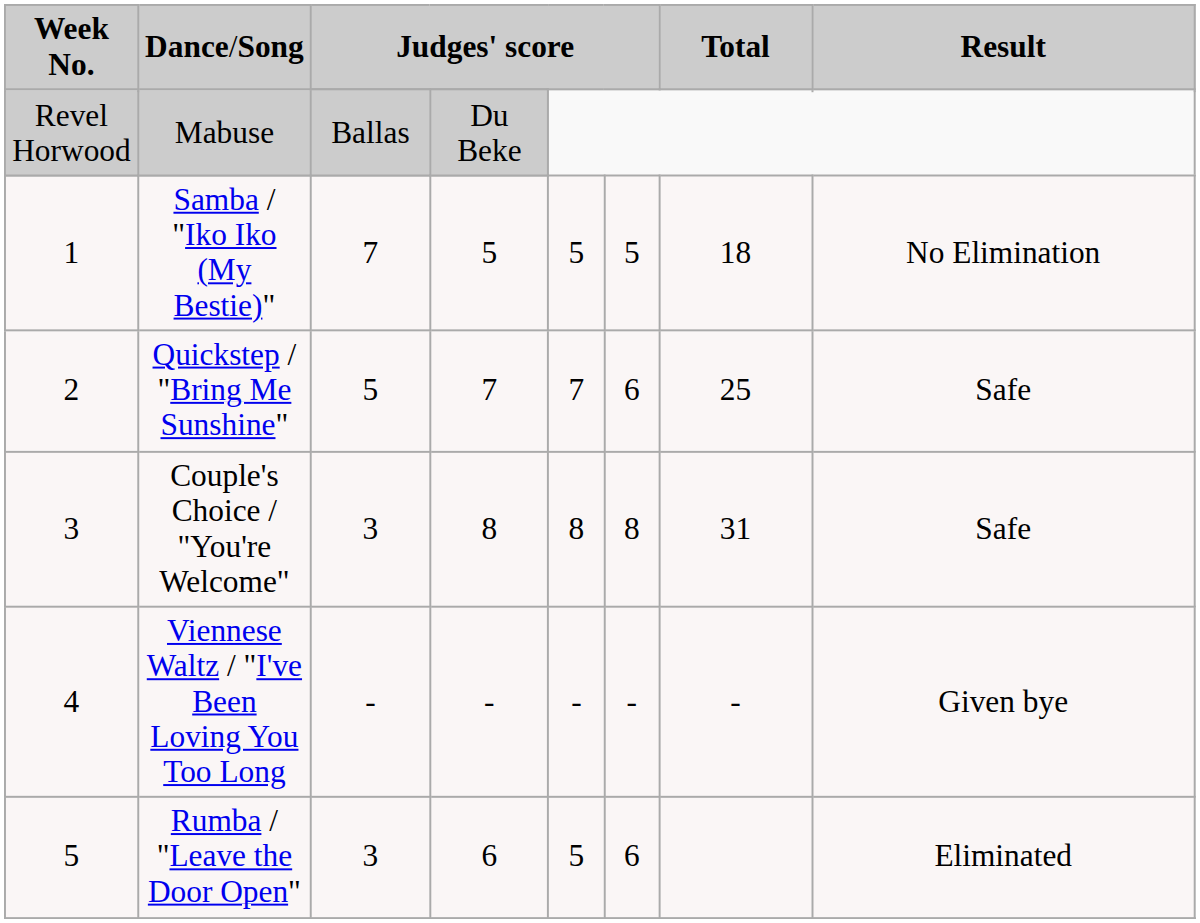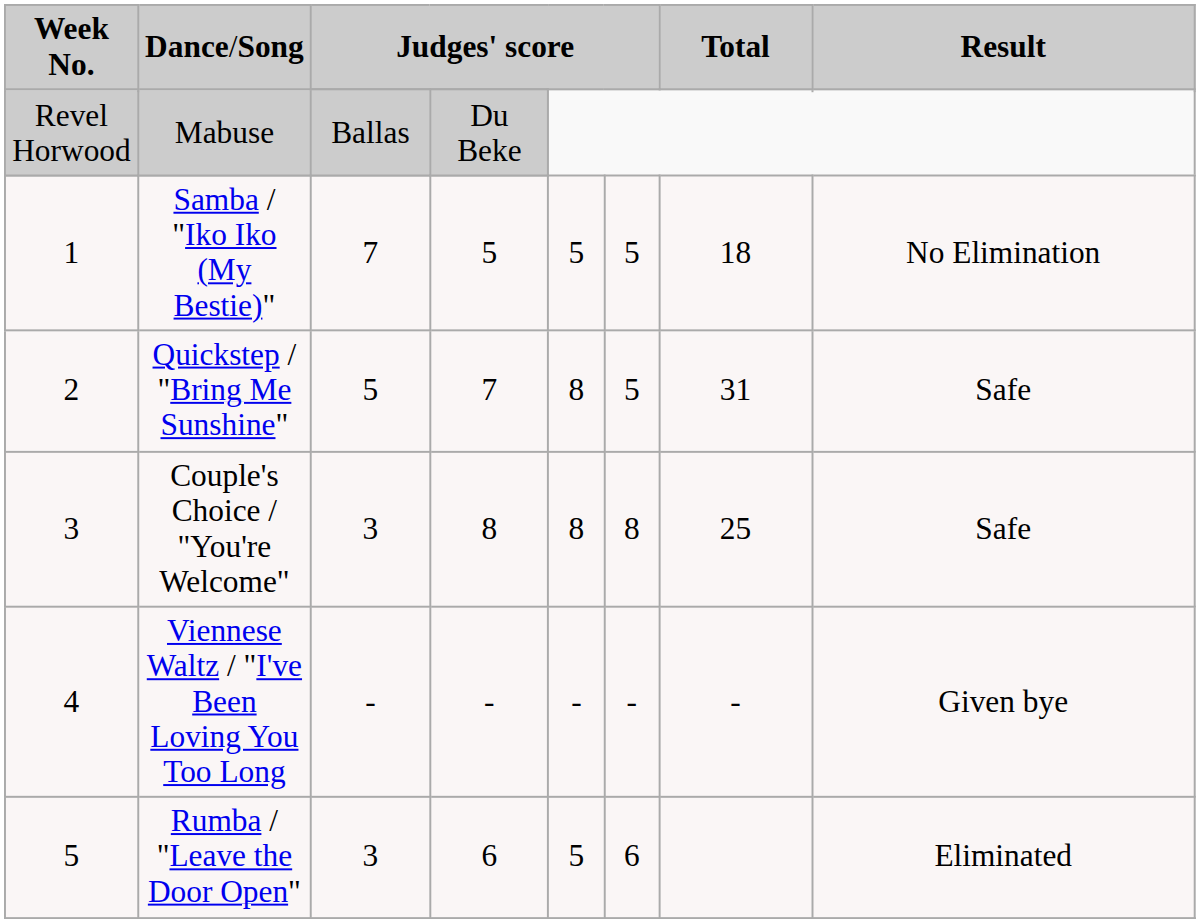(576, 390) 7 -> (576, 390) 8
(632, 390) 6 -> (632, 390) 5
(736, 390) 25 -> (736, 390) 31
(736, 528) 31 -> (736, 528) 25
